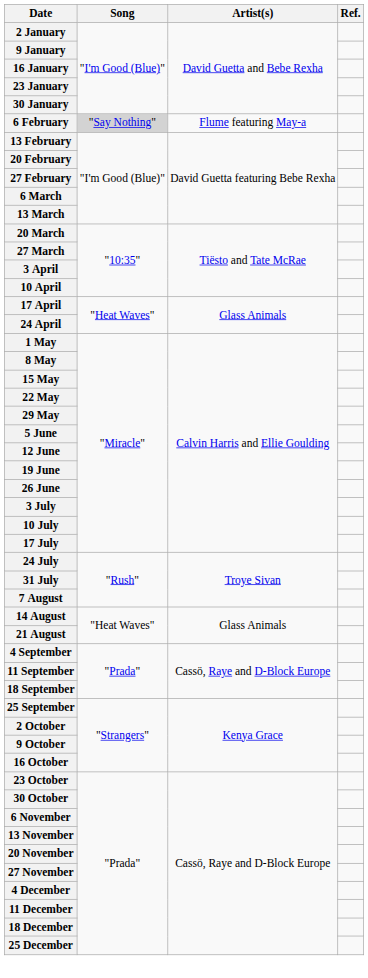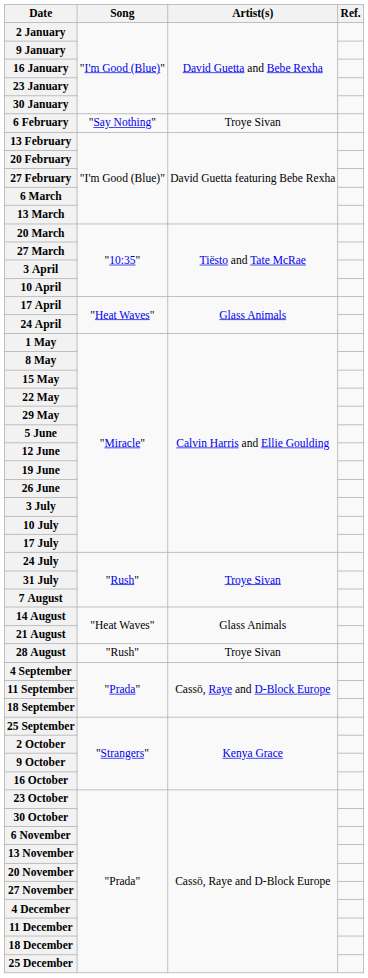(122, 123) lightgrey background -> (122, 123) no background
(253, 123) Flume featuring May-a -> (253, 123) Troye Sivan
+ row: (41, 653)
